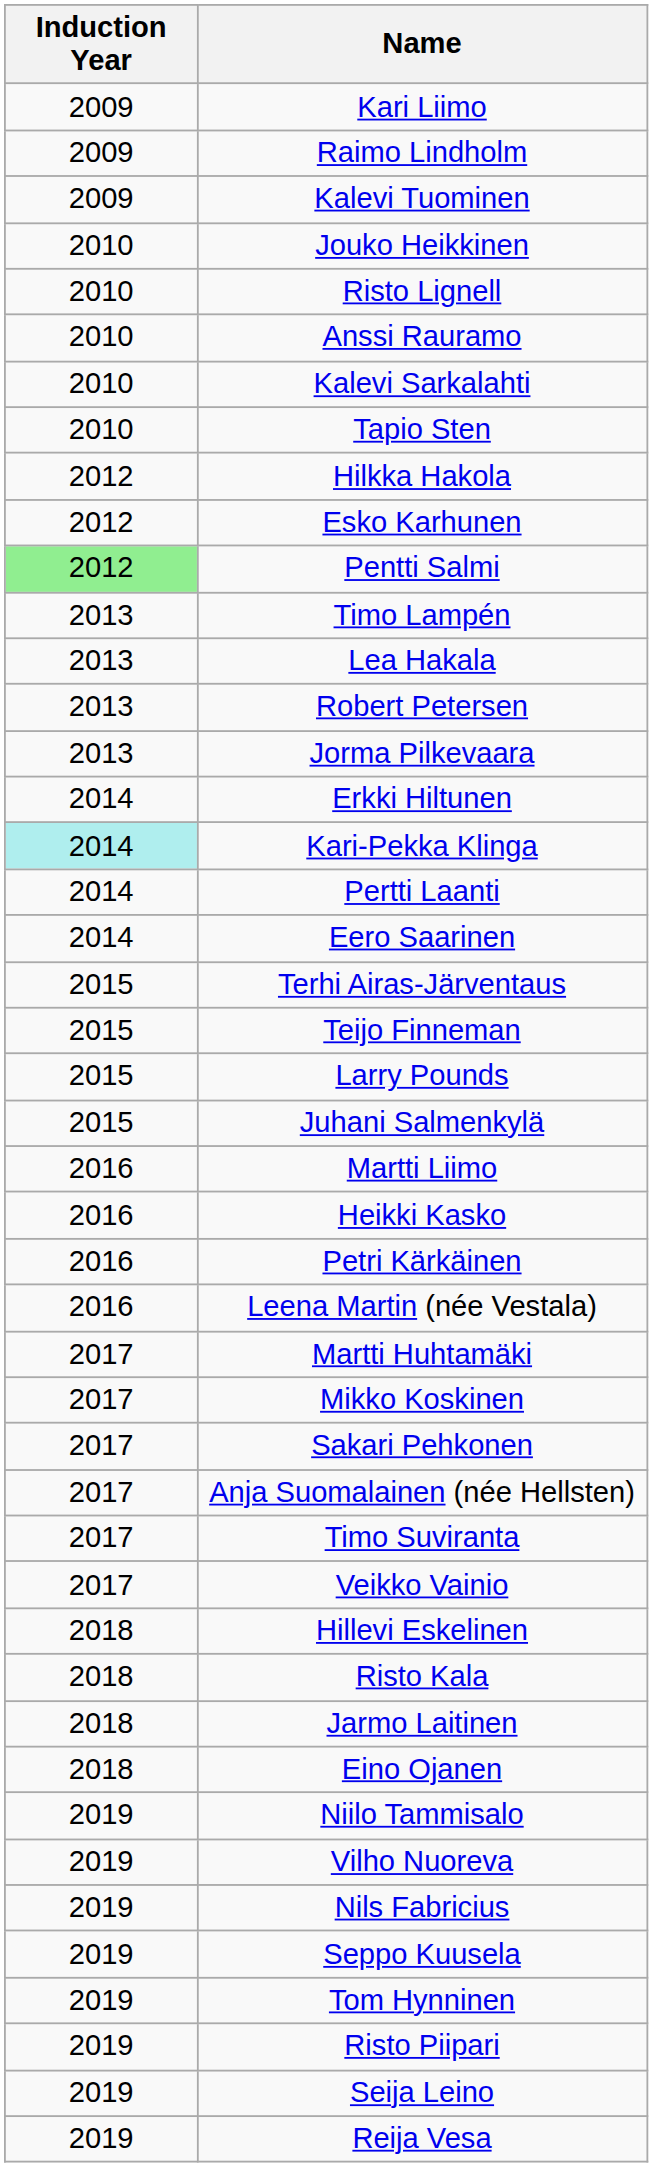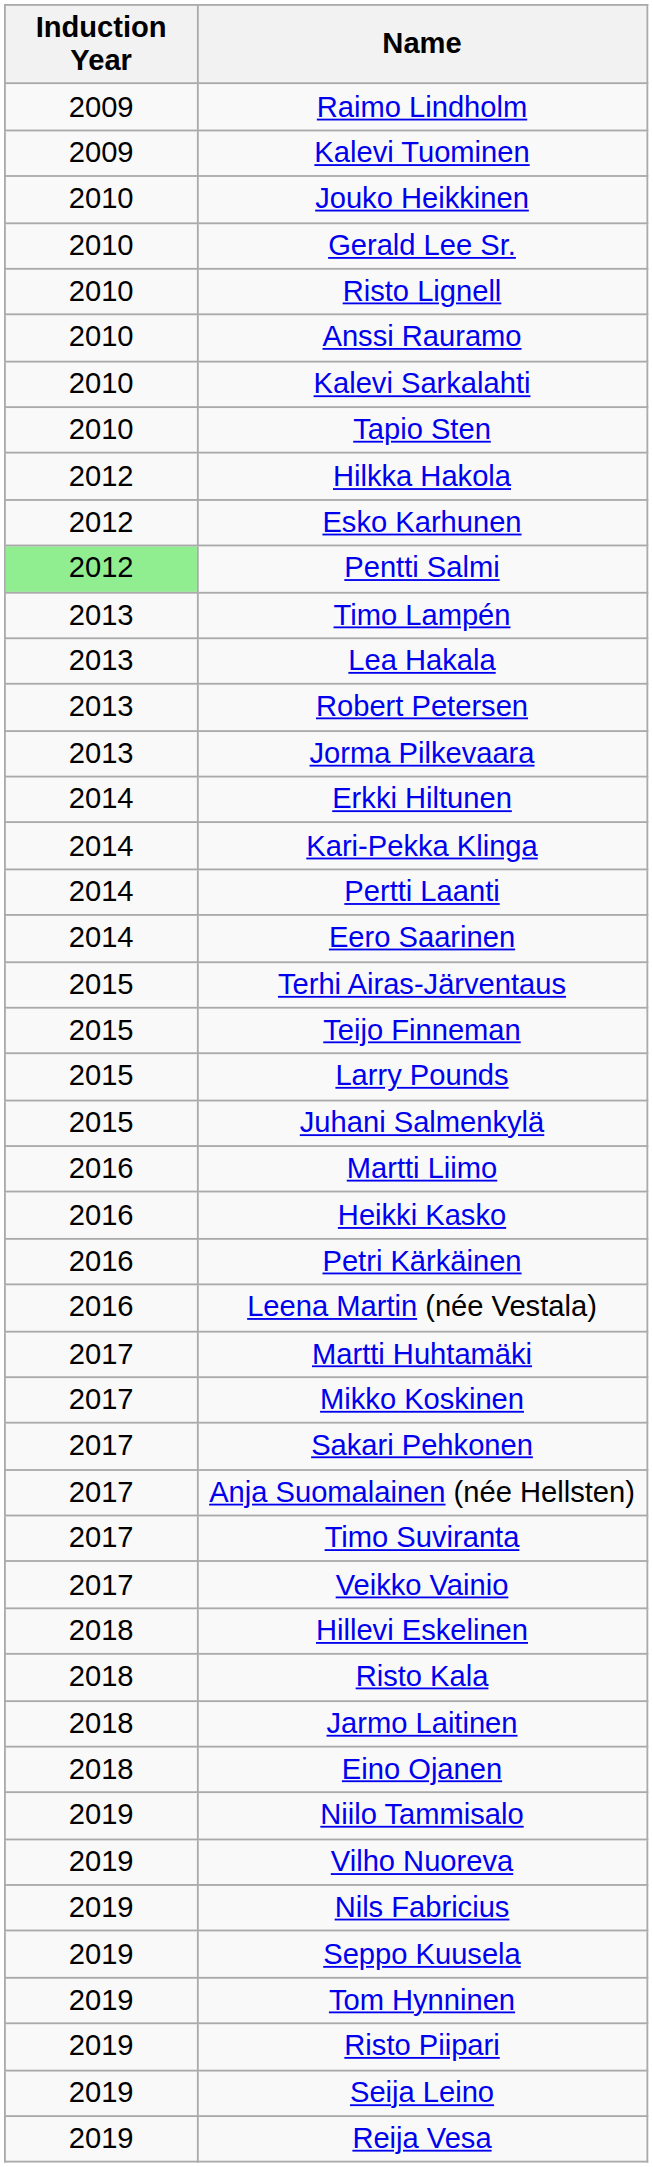- row: (422, 106)
+ row: (422, 245)
(101, 845) paleturquoise background -> (101, 845) no background
